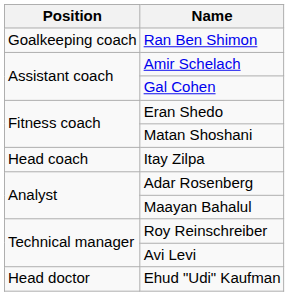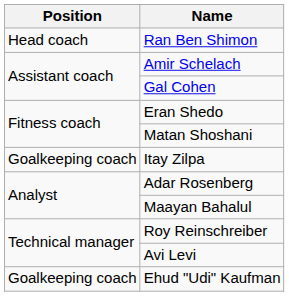(72, 40) Goalkeeping coach -> (48, 40) Head coach
(48, 159) Head coach -> (72, 159) Goalkeeping coach
(49, 278) Head doctor -> (72, 278) Goalkeeping coach
